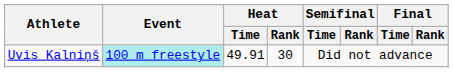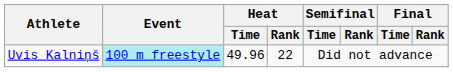(246, 55) 49.91 -> (246, 55) 49.96
(285, 55) 30 -> (285, 55) 22
